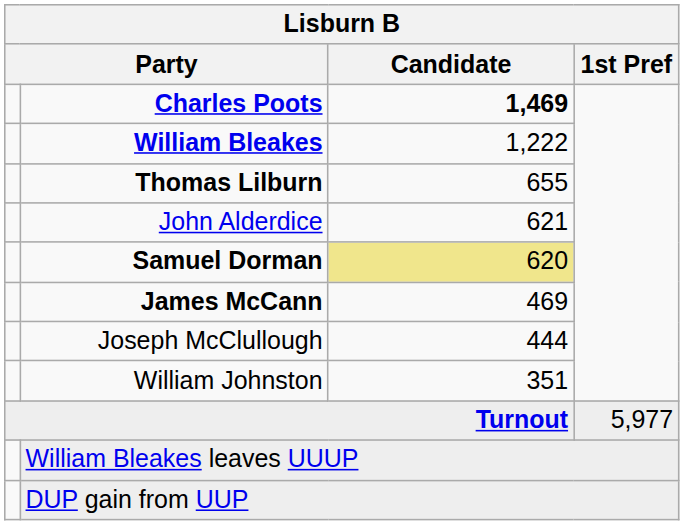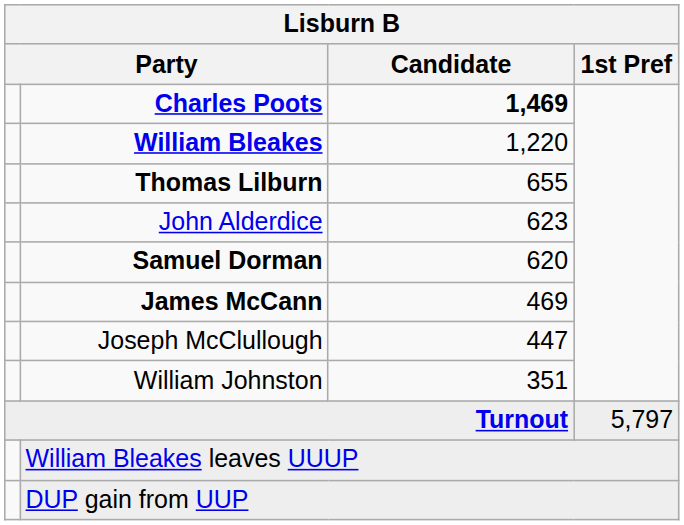(537, 143) 1,222 -> (537, 143) 1,220
(547, 222) 621 -> (547, 222) 623
(547, 261) khaki background -> (547, 261) no background
(547, 340) 444 -> (547, 340) 447
(642, 420) 5,977 -> (642, 420) 5,797
